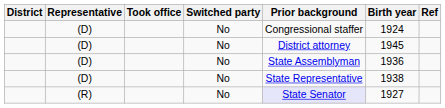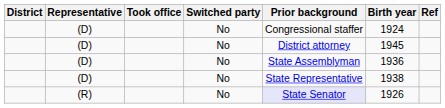(392, 95) 1927 -> (392, 95) 1926
